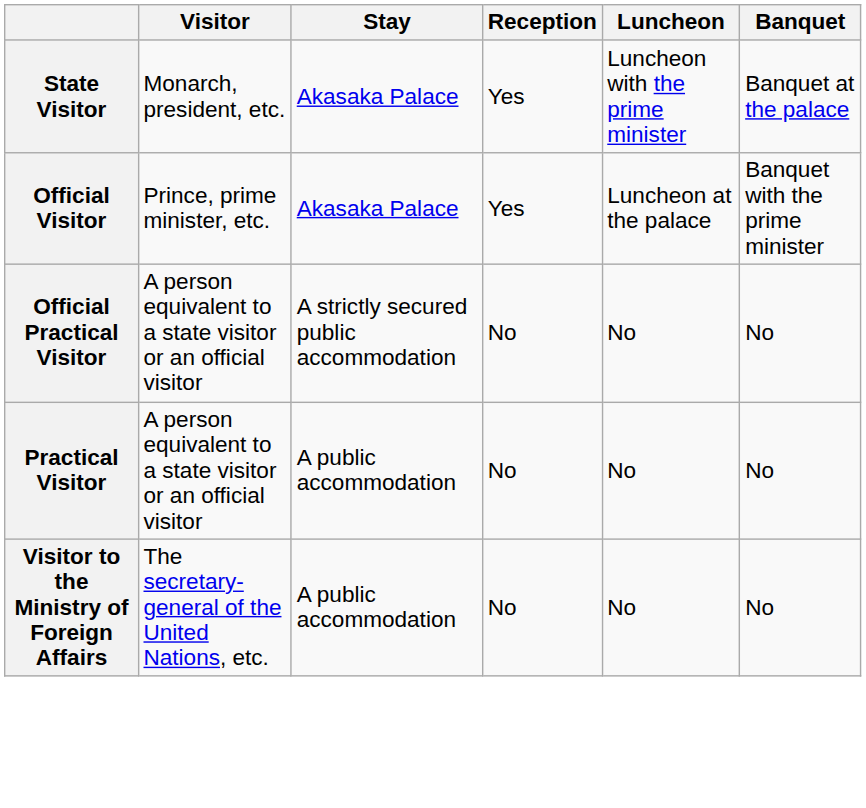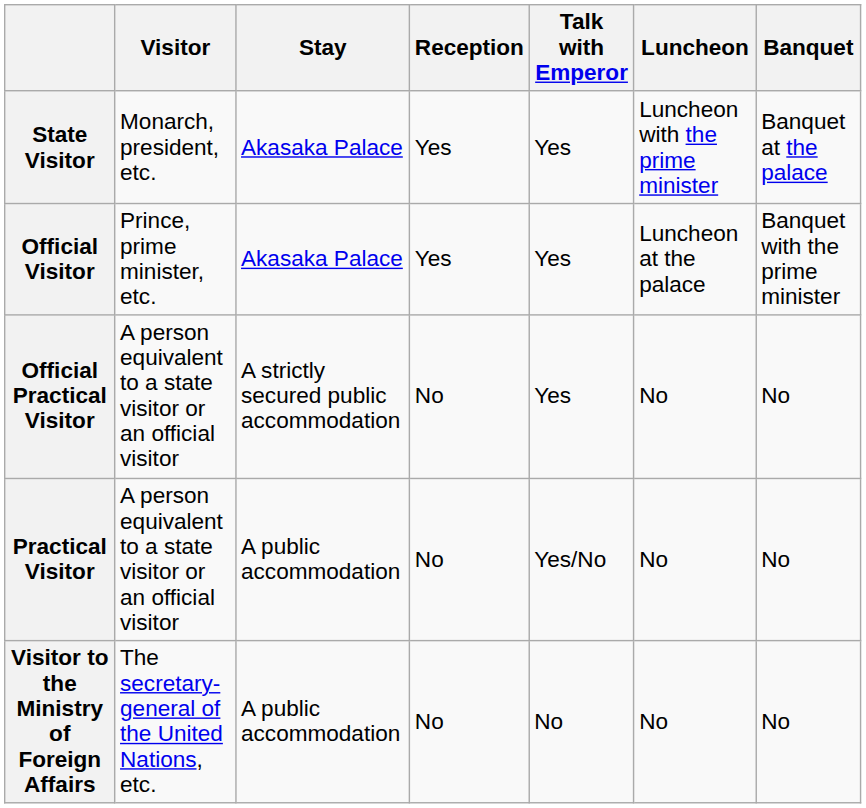+ column: (582, 47)
